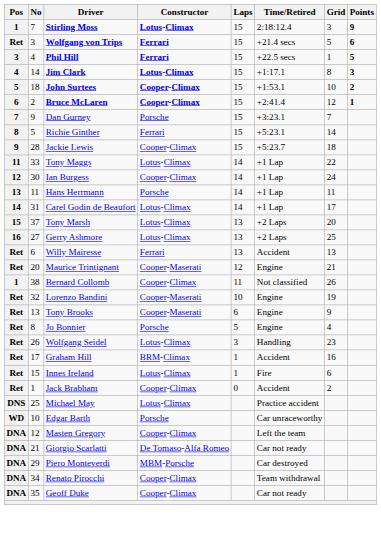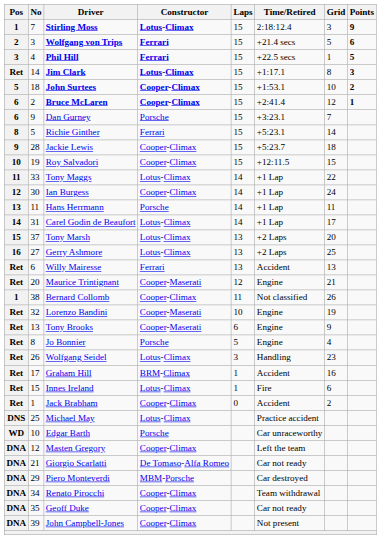(16, 42) Ret -> (16, 42) 2
(16, 72) 4 -> (16, 72) Ret
(16, 117) 7 -> (16, 117) 6
+ row: (72, 162)
+ row: (85, 523)
